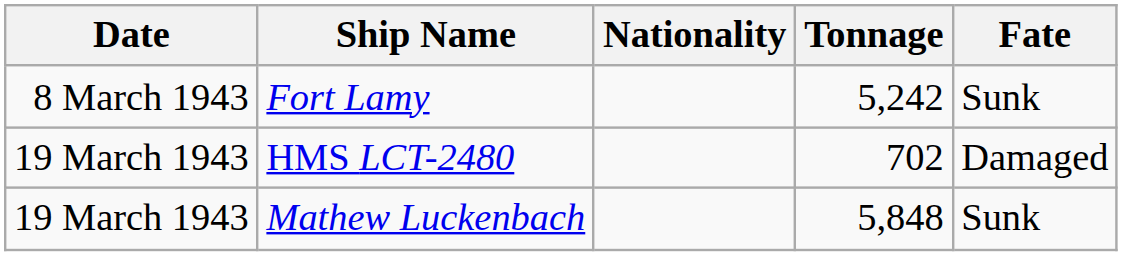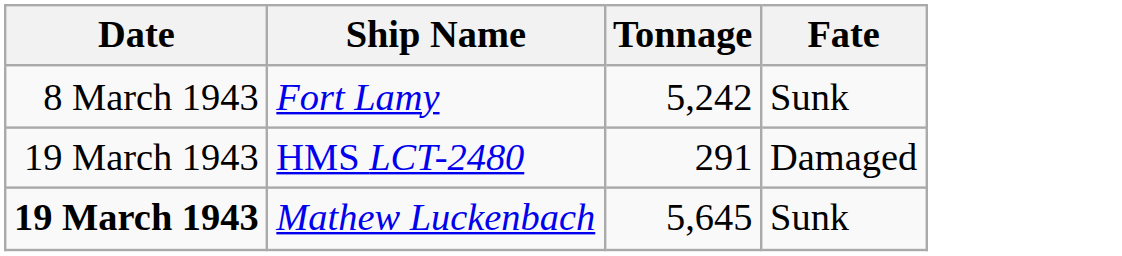- column: (695, 34)
(915, 156) 702 -> (724, 156) 291
(131, 217) normal -> (136, 217) bold
(900, 217) 5,848 -> (709, 217) 5,645
